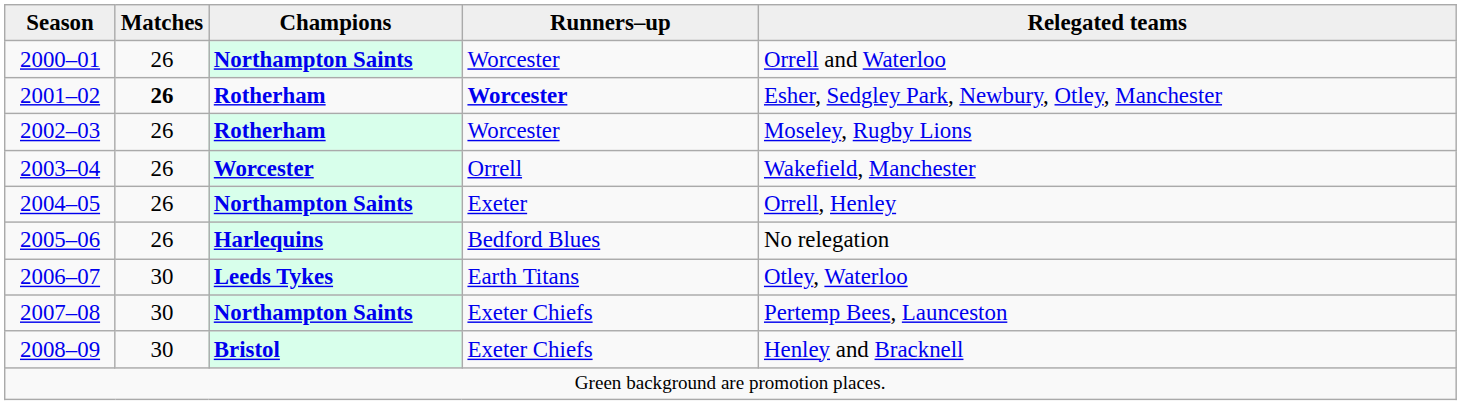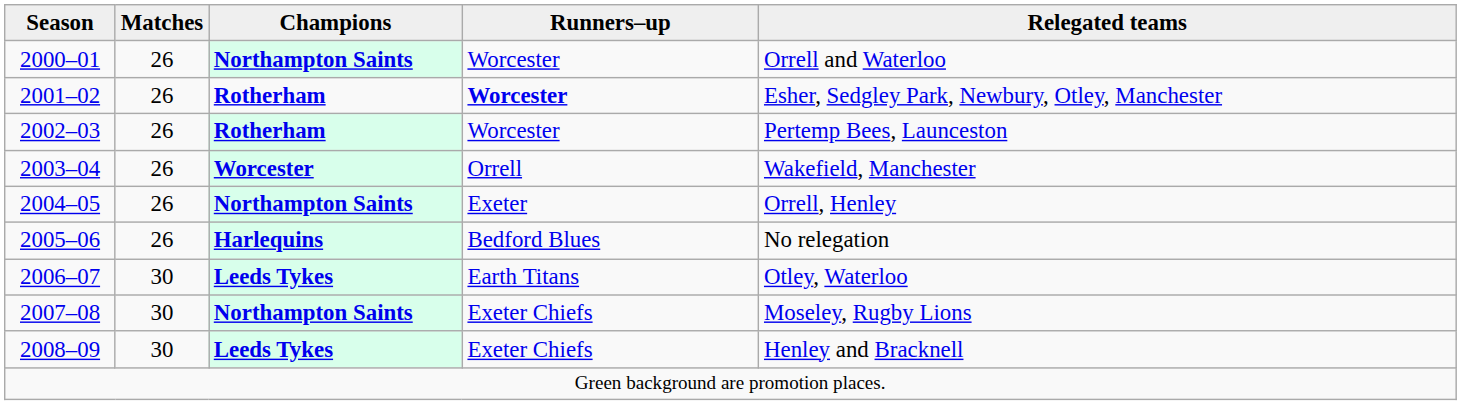(162, 95) bold -> (162, 95) normal
(868, 131) Moseley, Rugby Lions -> (886, 131) Pertemp Bees, Launceston
(886, 312) Pertemp Bees, Launceston -> (868, 312) Moseley, Rugby Lions
(247, 349) Bristol -> (273, 349) Leeds Tykes
